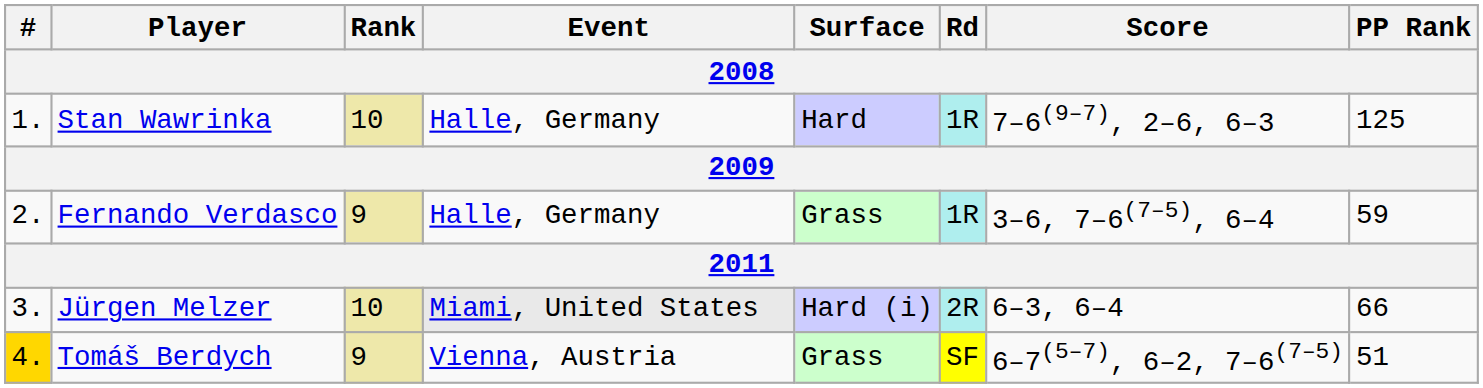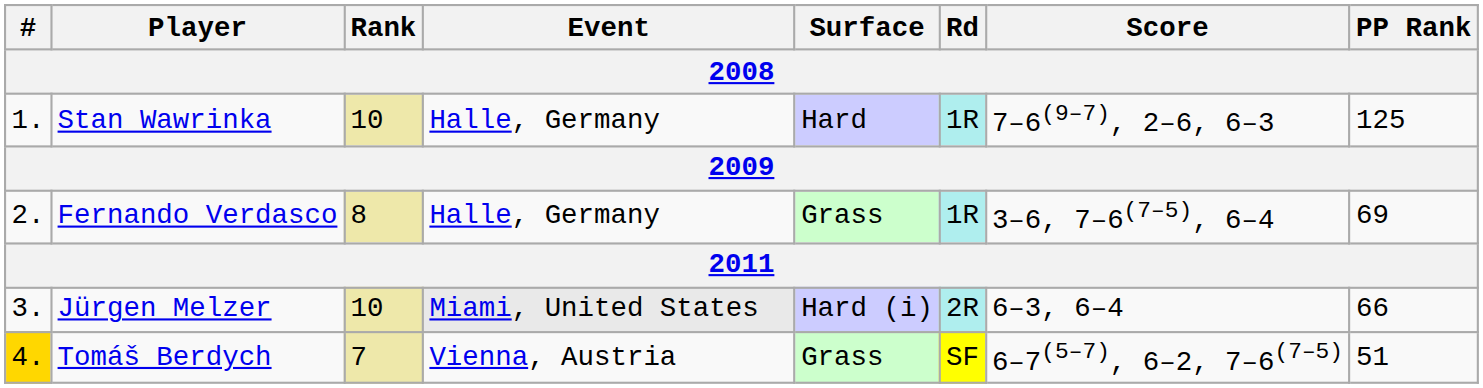(359, 217) 9 -> (359, 217) 8
(1373, 217) 59 -> (1373, 217) 69
(359, 358) 9 -> (359, 358) 7
